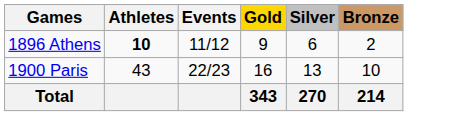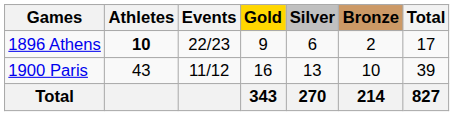+ column: (426, 17)
(209, 44) 11/12 -> (209, 44) 22/23
(209, 70) 22/23 -> (209, 70) 11/12
